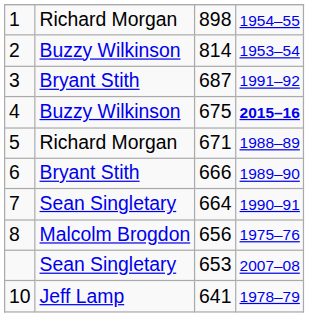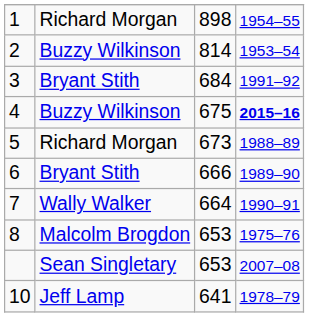(215, 81) 687 -> (215, 81) 684
(215, 142) 671 -> (215, 142) 673
(108, 204) Sean Singletary -> (95, 204) Wally Walker
(215, 234) 656 -> (215, 234) 653
